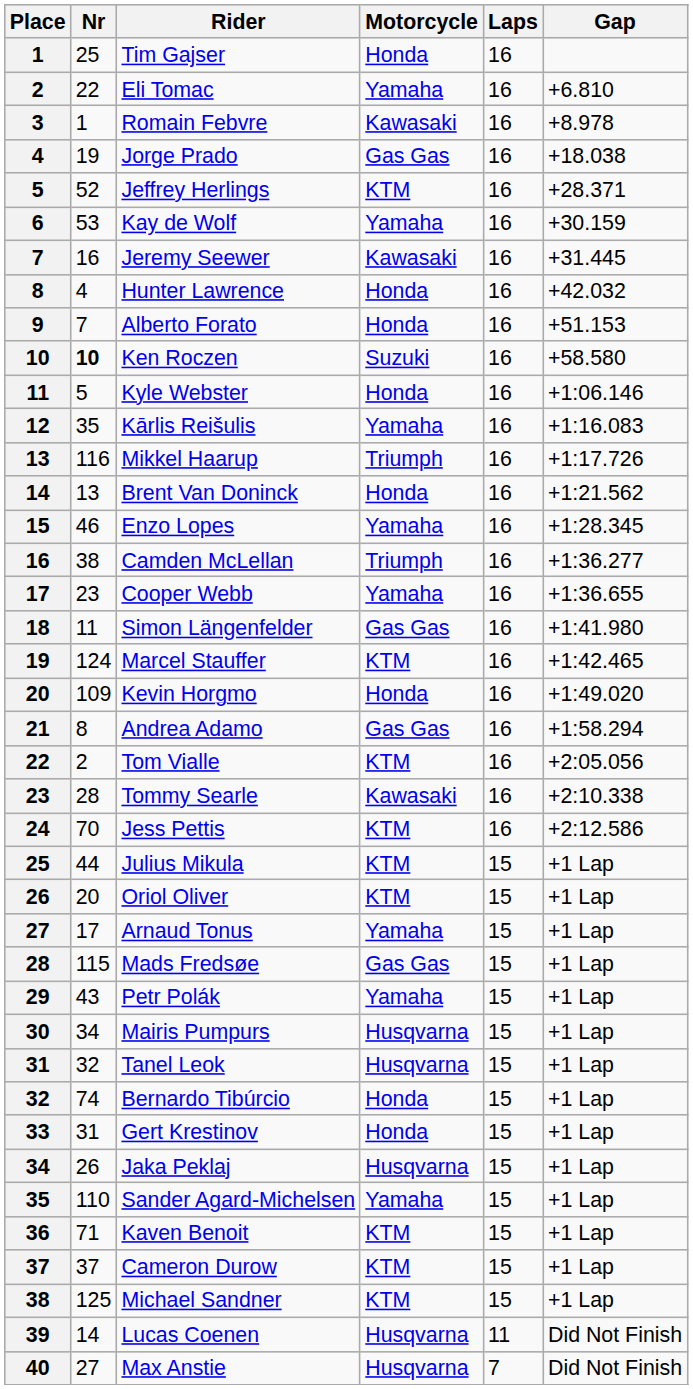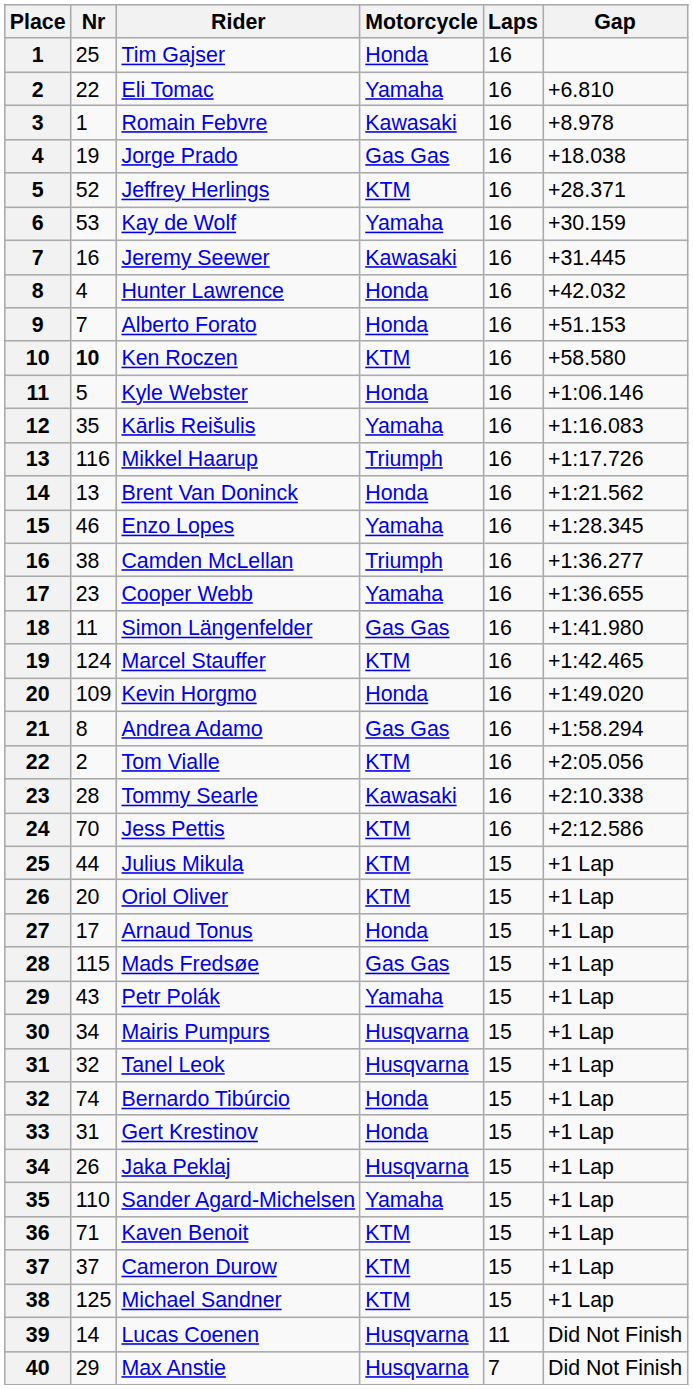(397, 358) Suzuki -> (388, 358) KTM
(404, 930) Yamaha -> (397, 930) Honda
(88, 1367) 27 -> (88, 1367) 29
